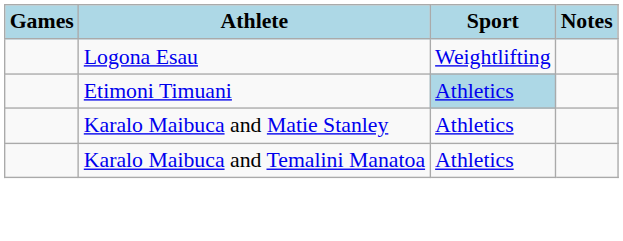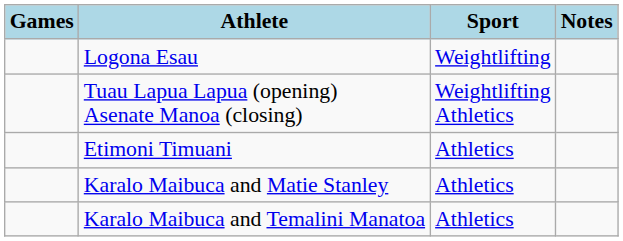+ row: (211, 103)
(474, 90) lightblue background -> (474, 149) no background
